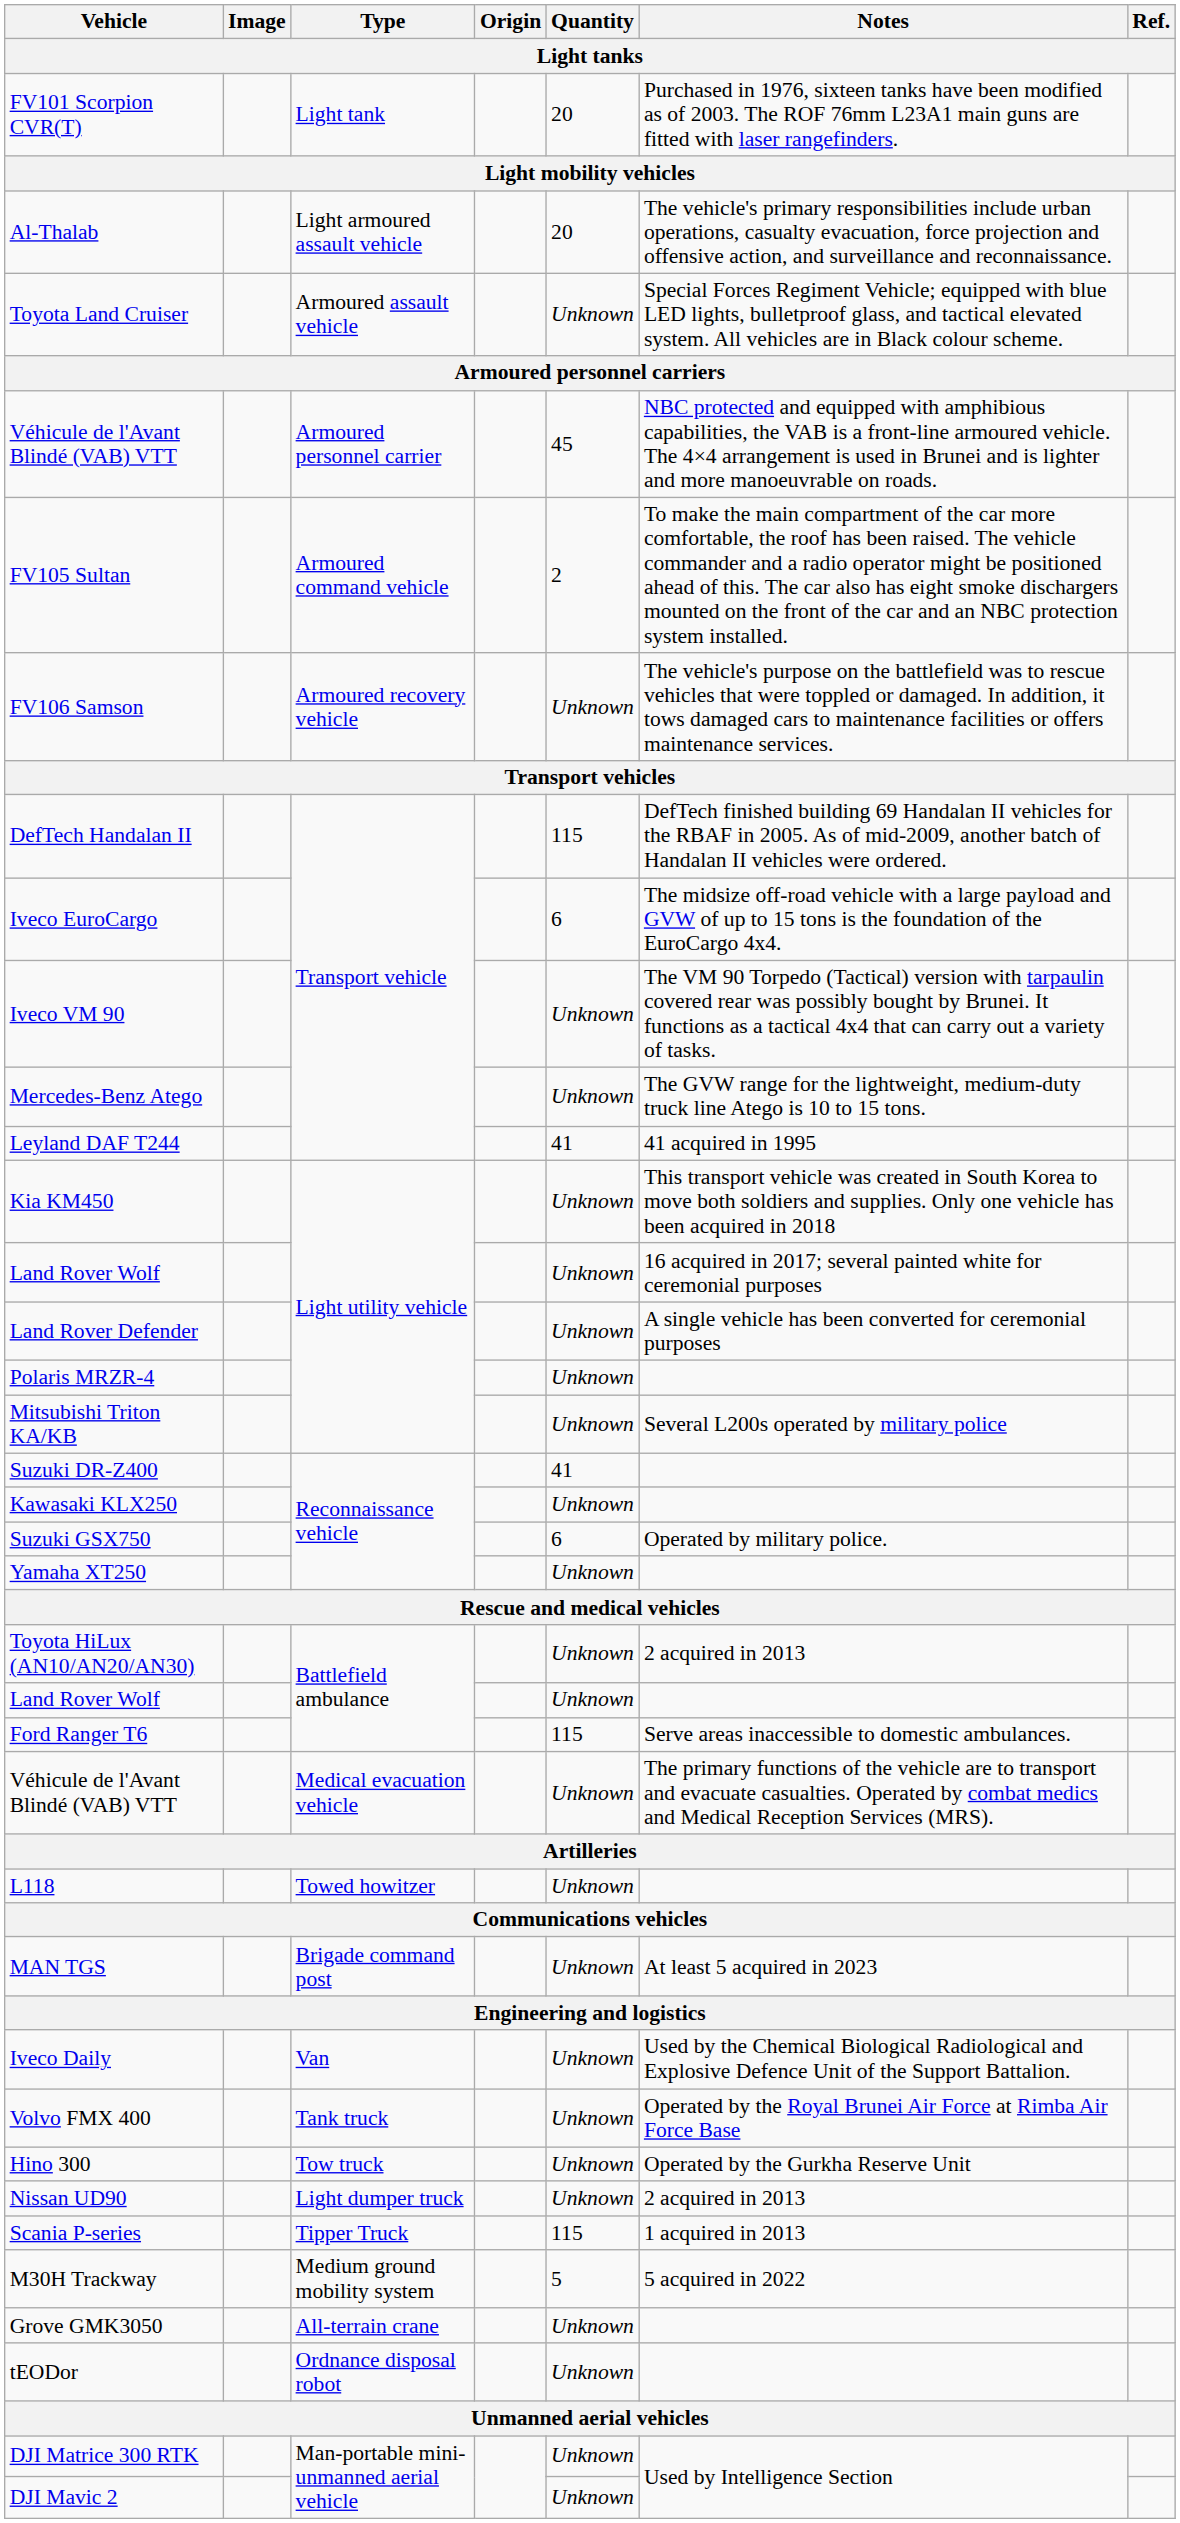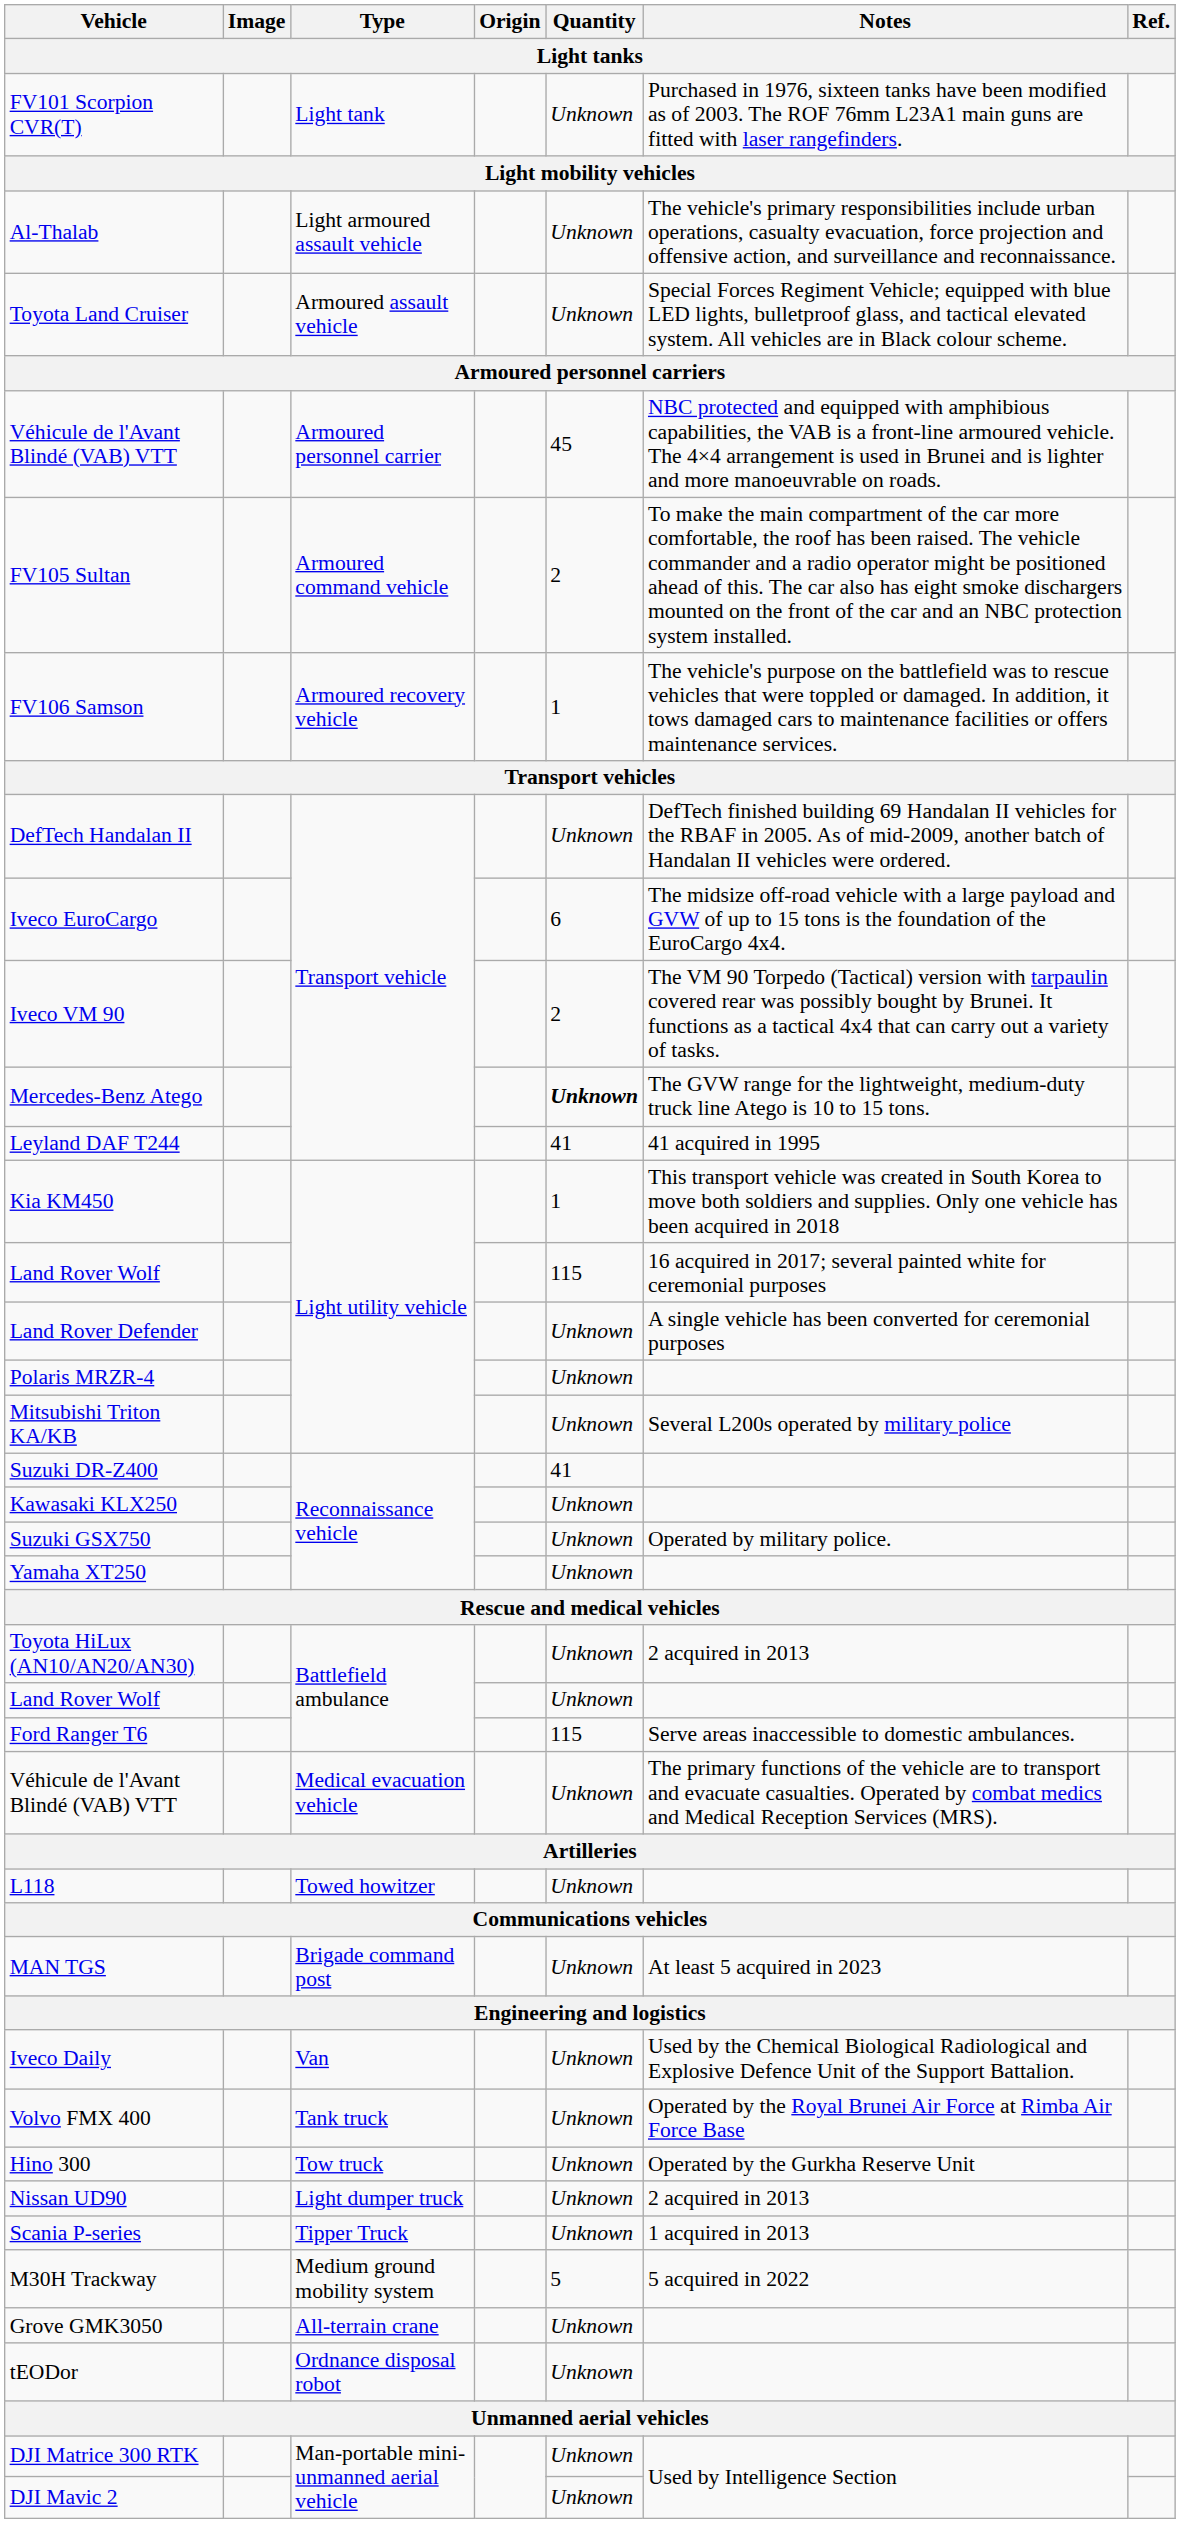(562, 114) 20 -> (592, 114) Unknown
(562, 231) 20 -> (592, 231) Unknown
(593, 706) Unknown -> (556, 706) 1
(567, 835) 115 -> (592, 835) Unknown
(593, 1013) Unknown -> (556, 1013) 2
(593, 1096) normal -> (594, 1096) bold
(593, 1201) Unknown -> (556, 1201) 1
(593, 1272) Unknown -> (566, 1272) 115
(557, 1538) 6 -> (592, 1538) Unknown
(567, 2232) 115 -> (592, 2232) Unknown
